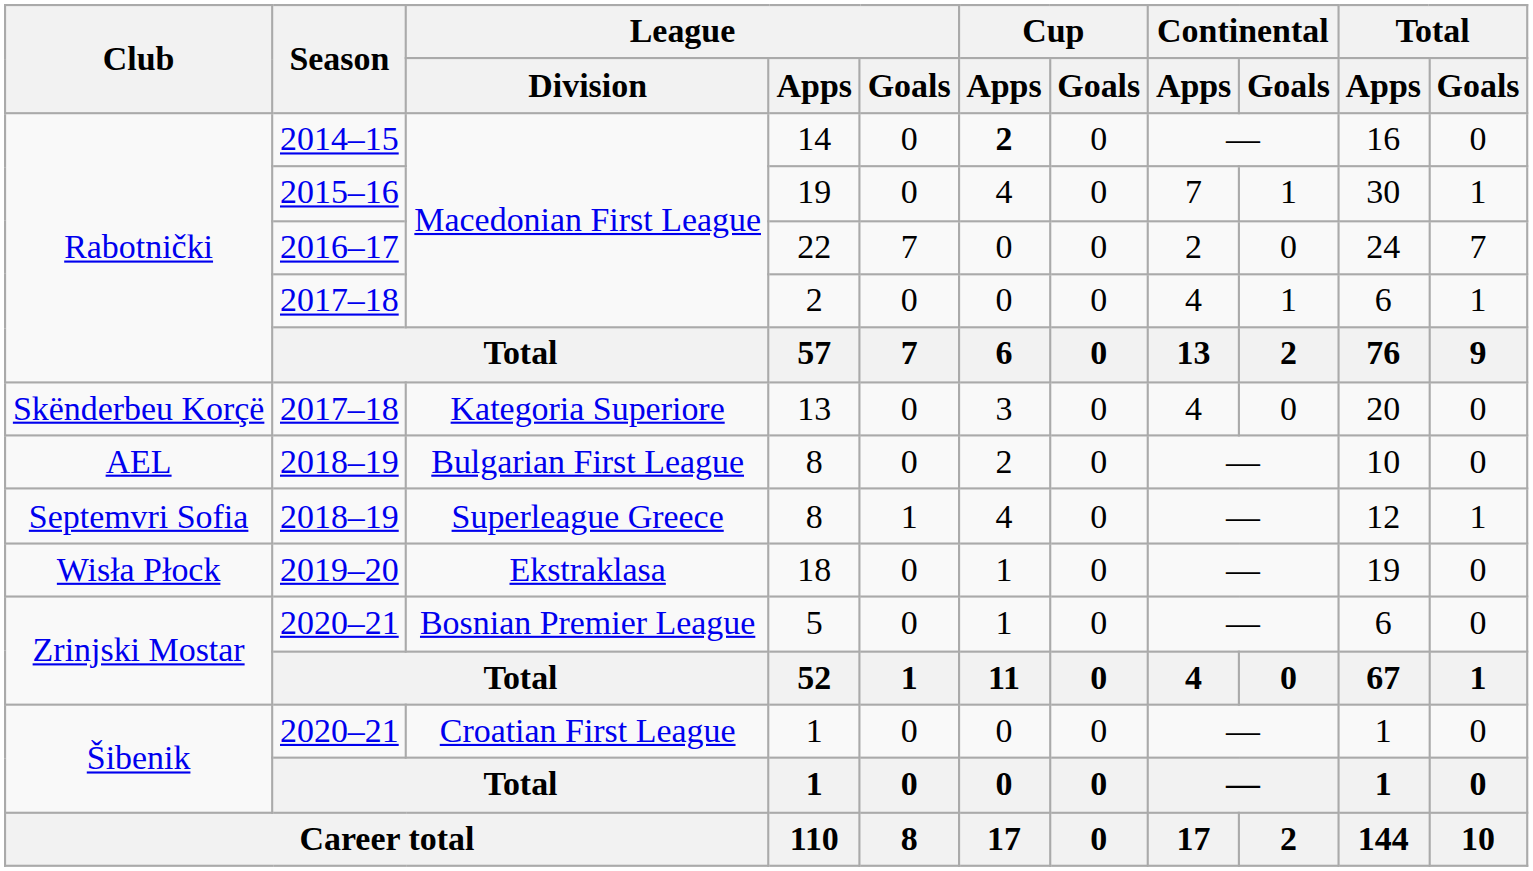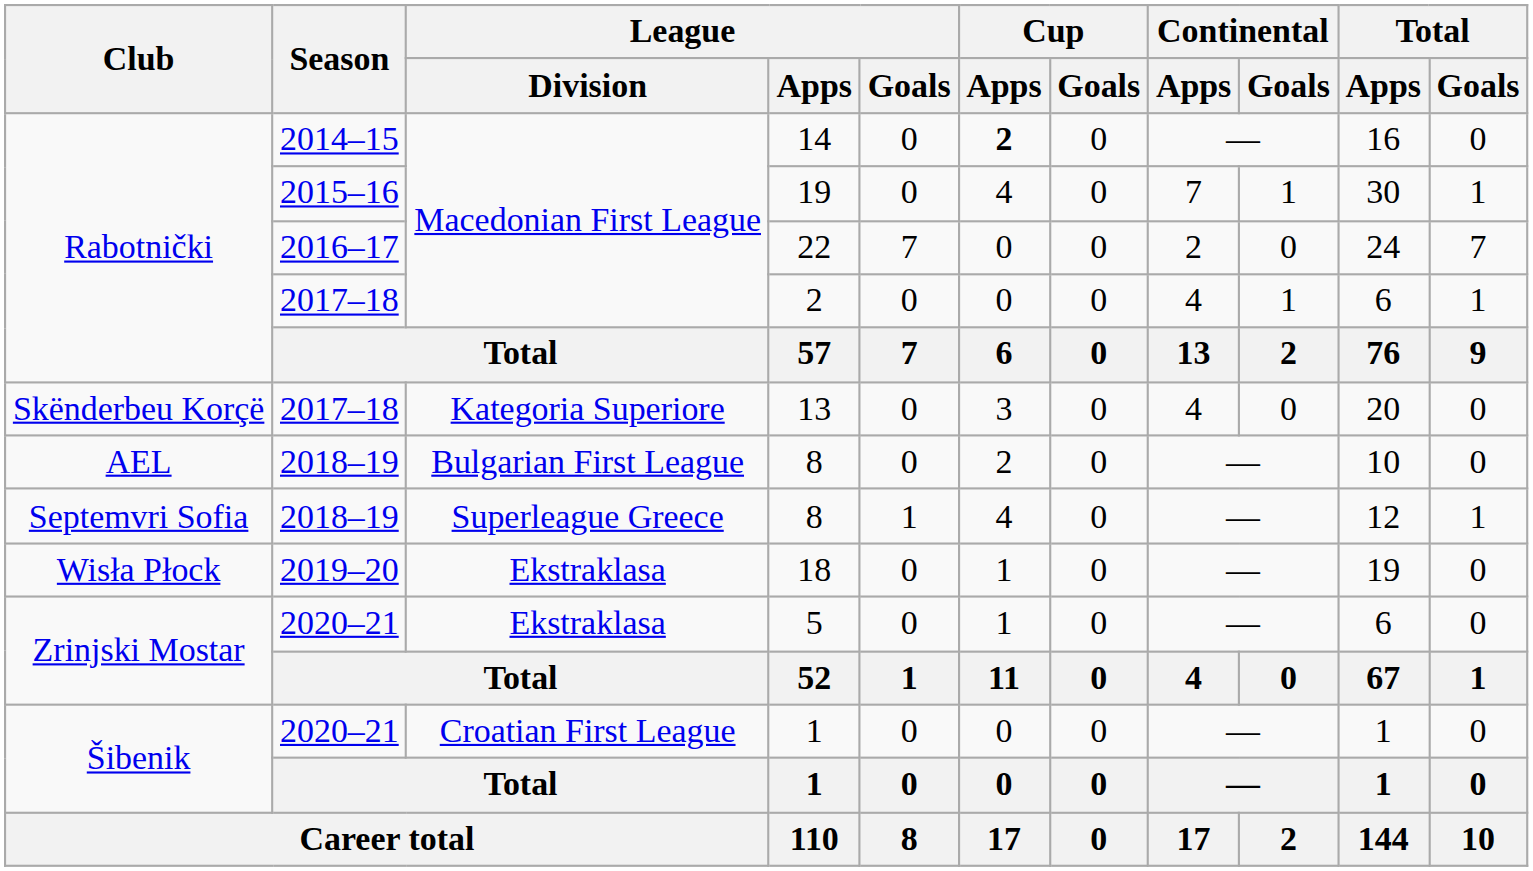(588, 623) Bosnian Premier League -> (588, 623) Ekstraklasa
